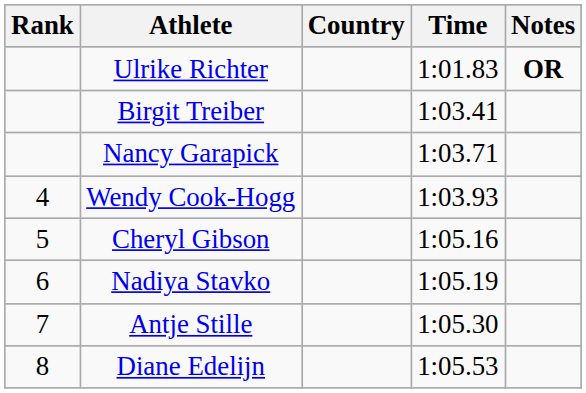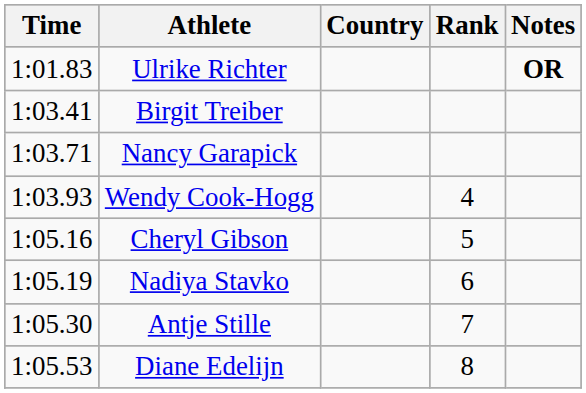columns swapped: (42, 25) <-> (458, 25)
